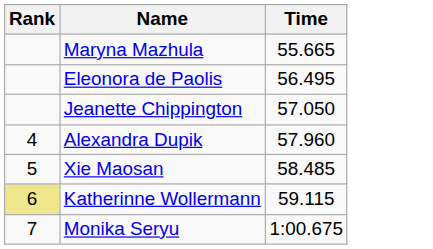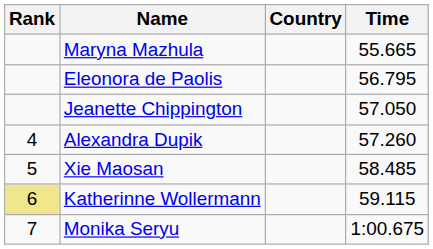+ column: (306, 19)
(306, 79) 56.495 -> (387, 79) 56.795
(306, 139) 57.960 -> (387, 139) 57.260
